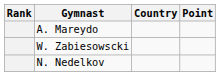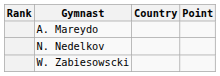rows swapped: (70, 63) <-> (83, 46)
